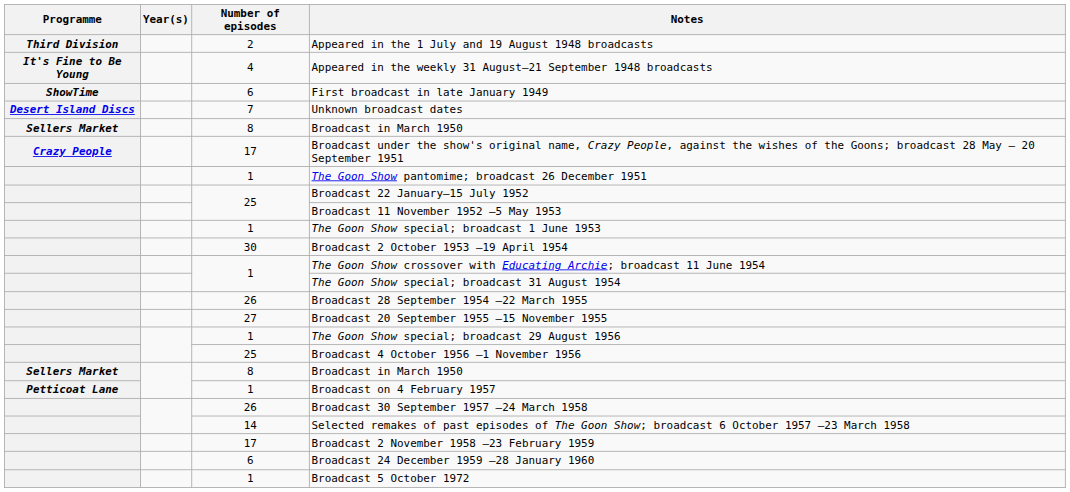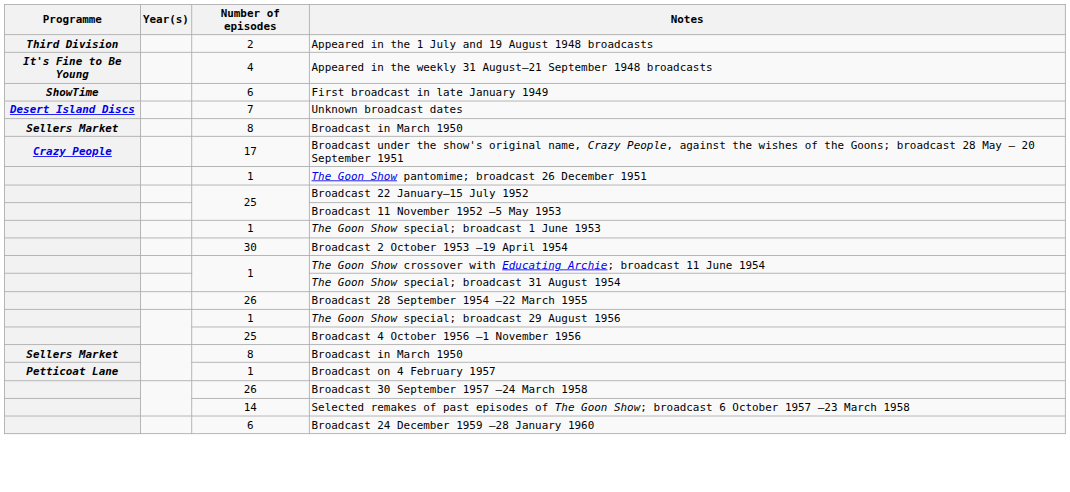- row: (250, 318)
- row: (250, 443)
- row: (250, 478)
